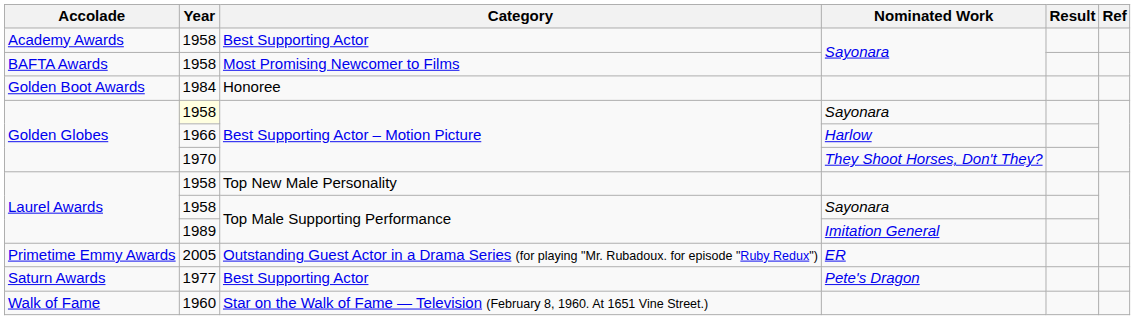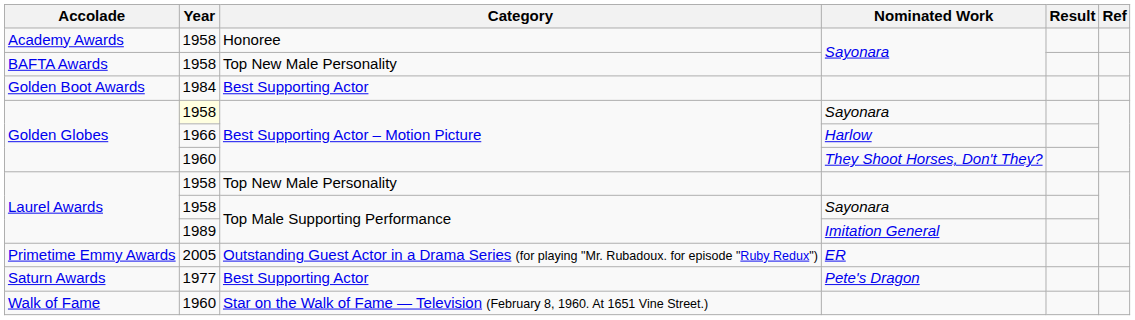(296, 40) Best Supporting Actor -> (252, 40) Honoree
(341, 64) Most Promising Newcomer to Films -> (310, 64) Top New Male Personality
(252, 87) Honoree -> (296, 87) Best Supporting Actor
(199, 159) 1970 -> (199, 159) 1960
